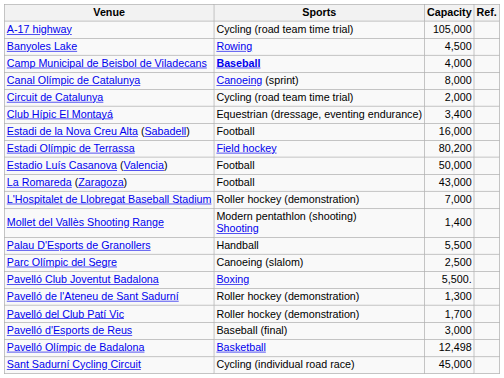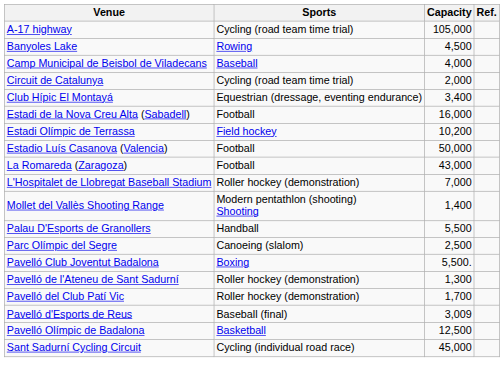(238, 64) bold -> (237, 64) normal
- row: (74, 81)
(455, 149) 80,200 -> (455, 132) 10,200
(458, 331) 3,000 -> (458, 314) 3,009
(455, 348) 12,498 -> (455, 331) 12,500
